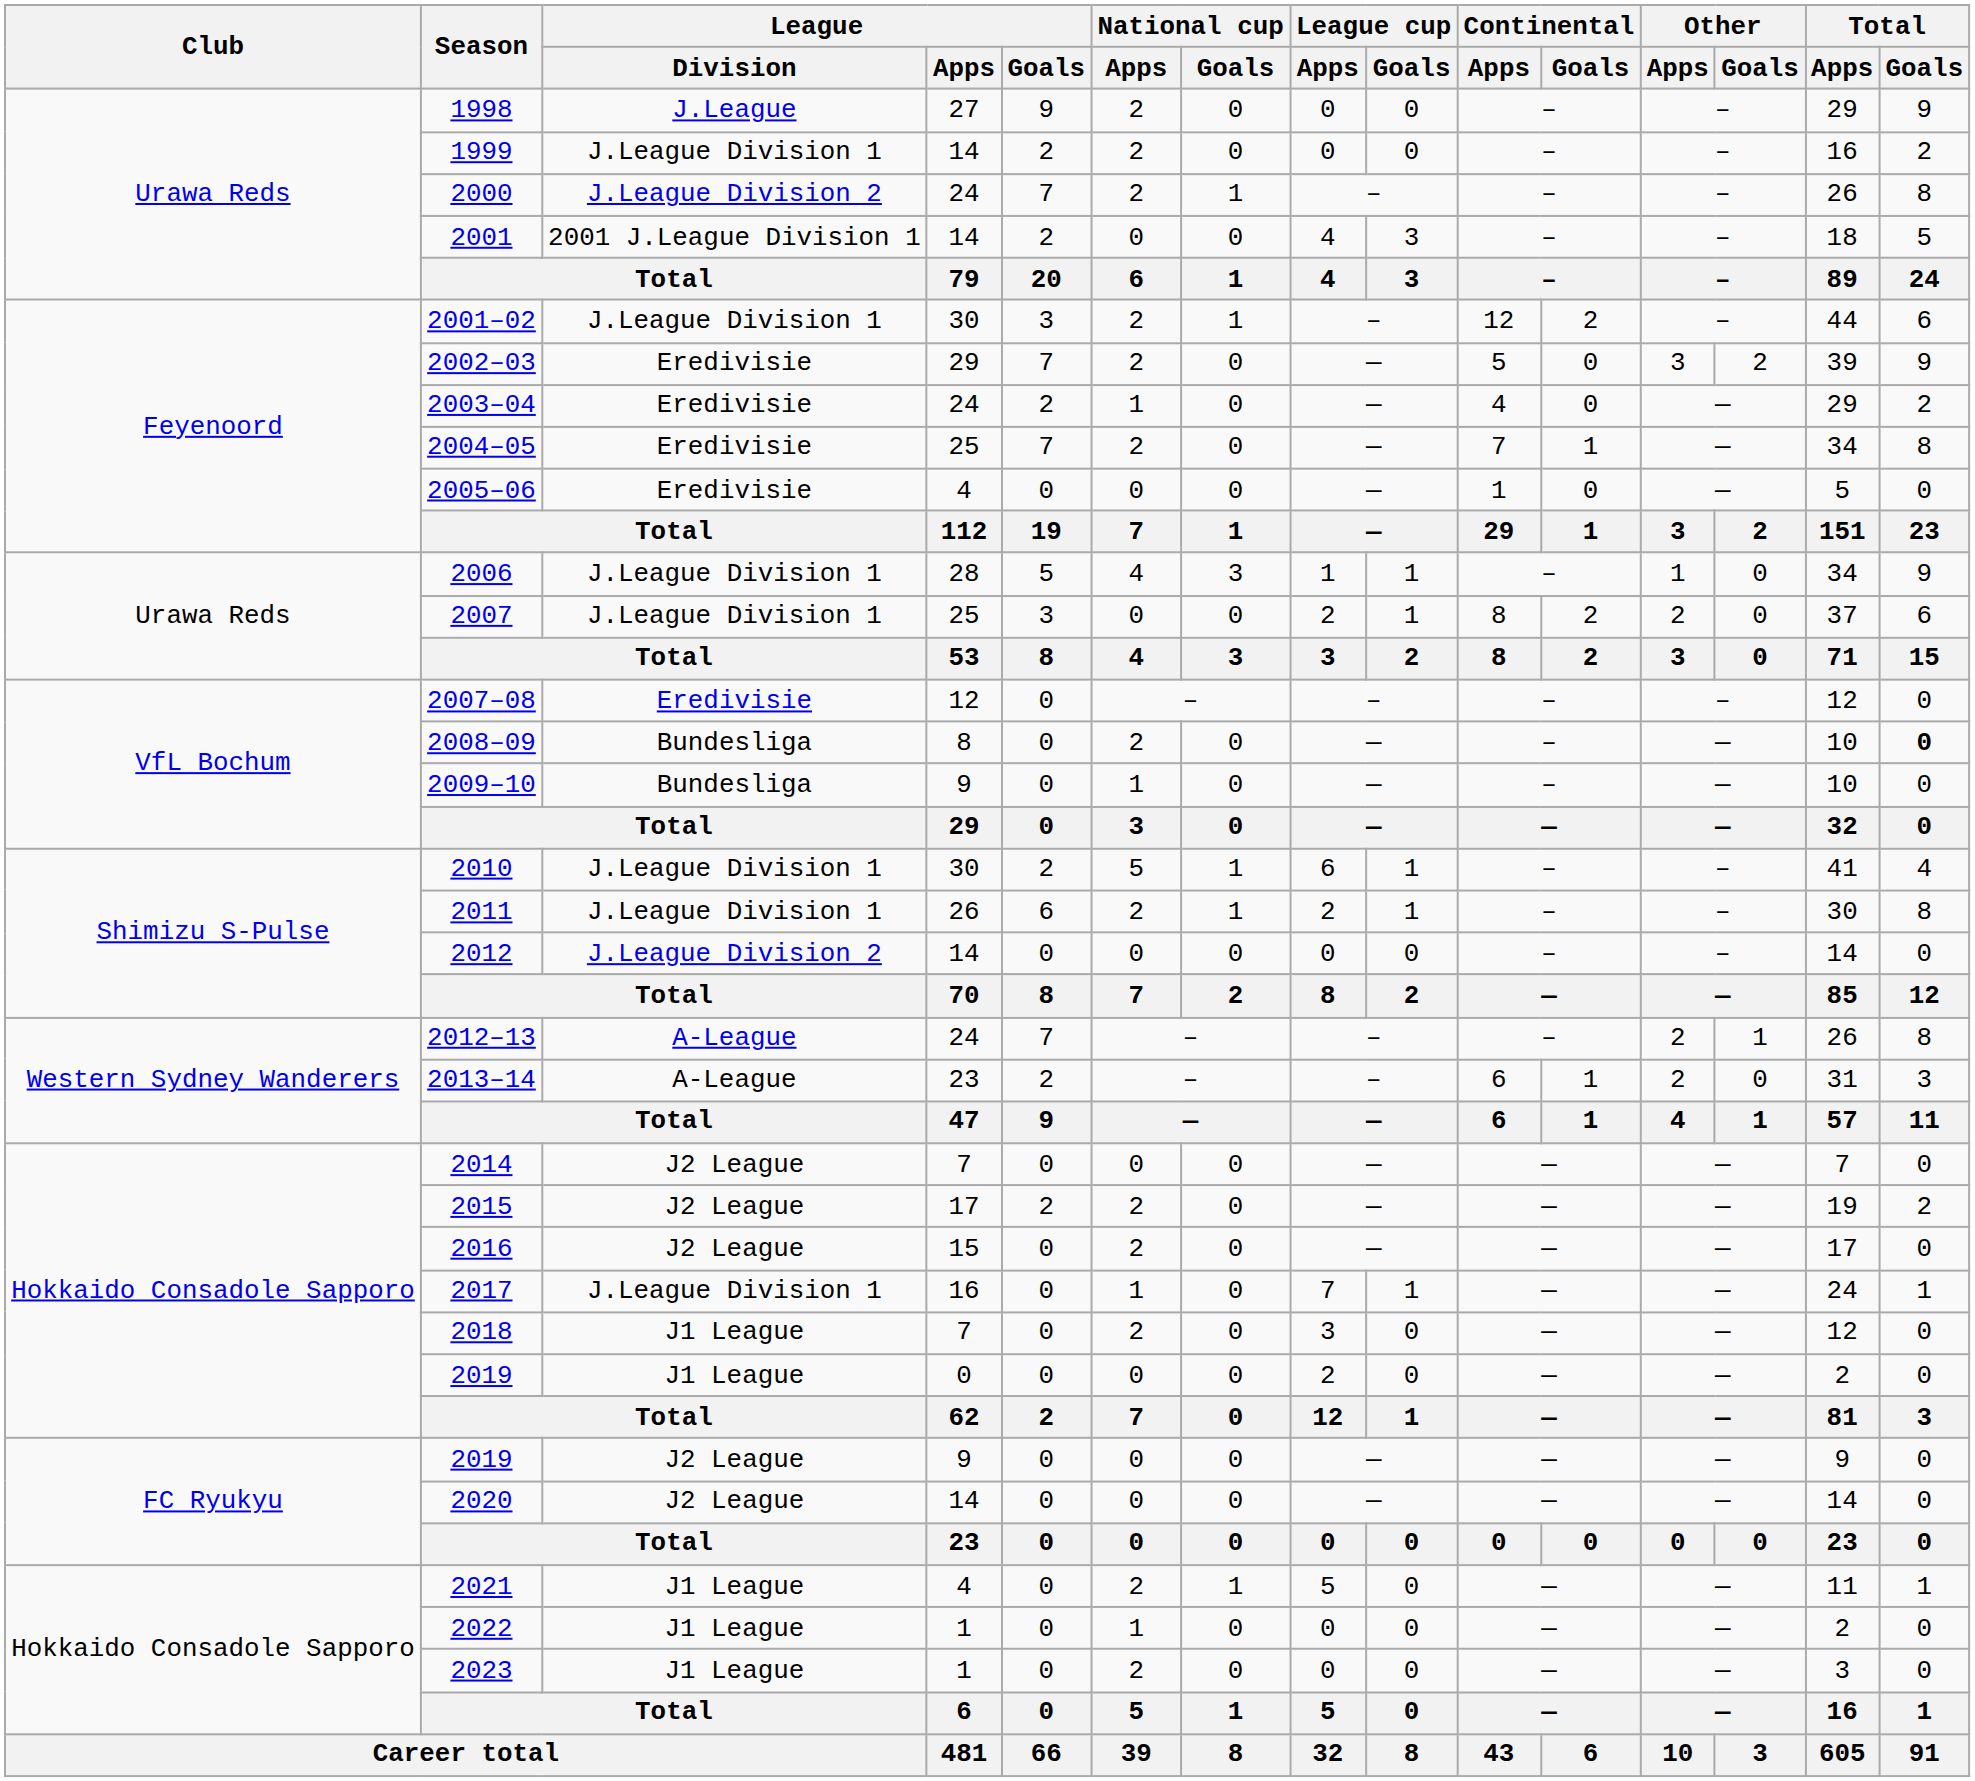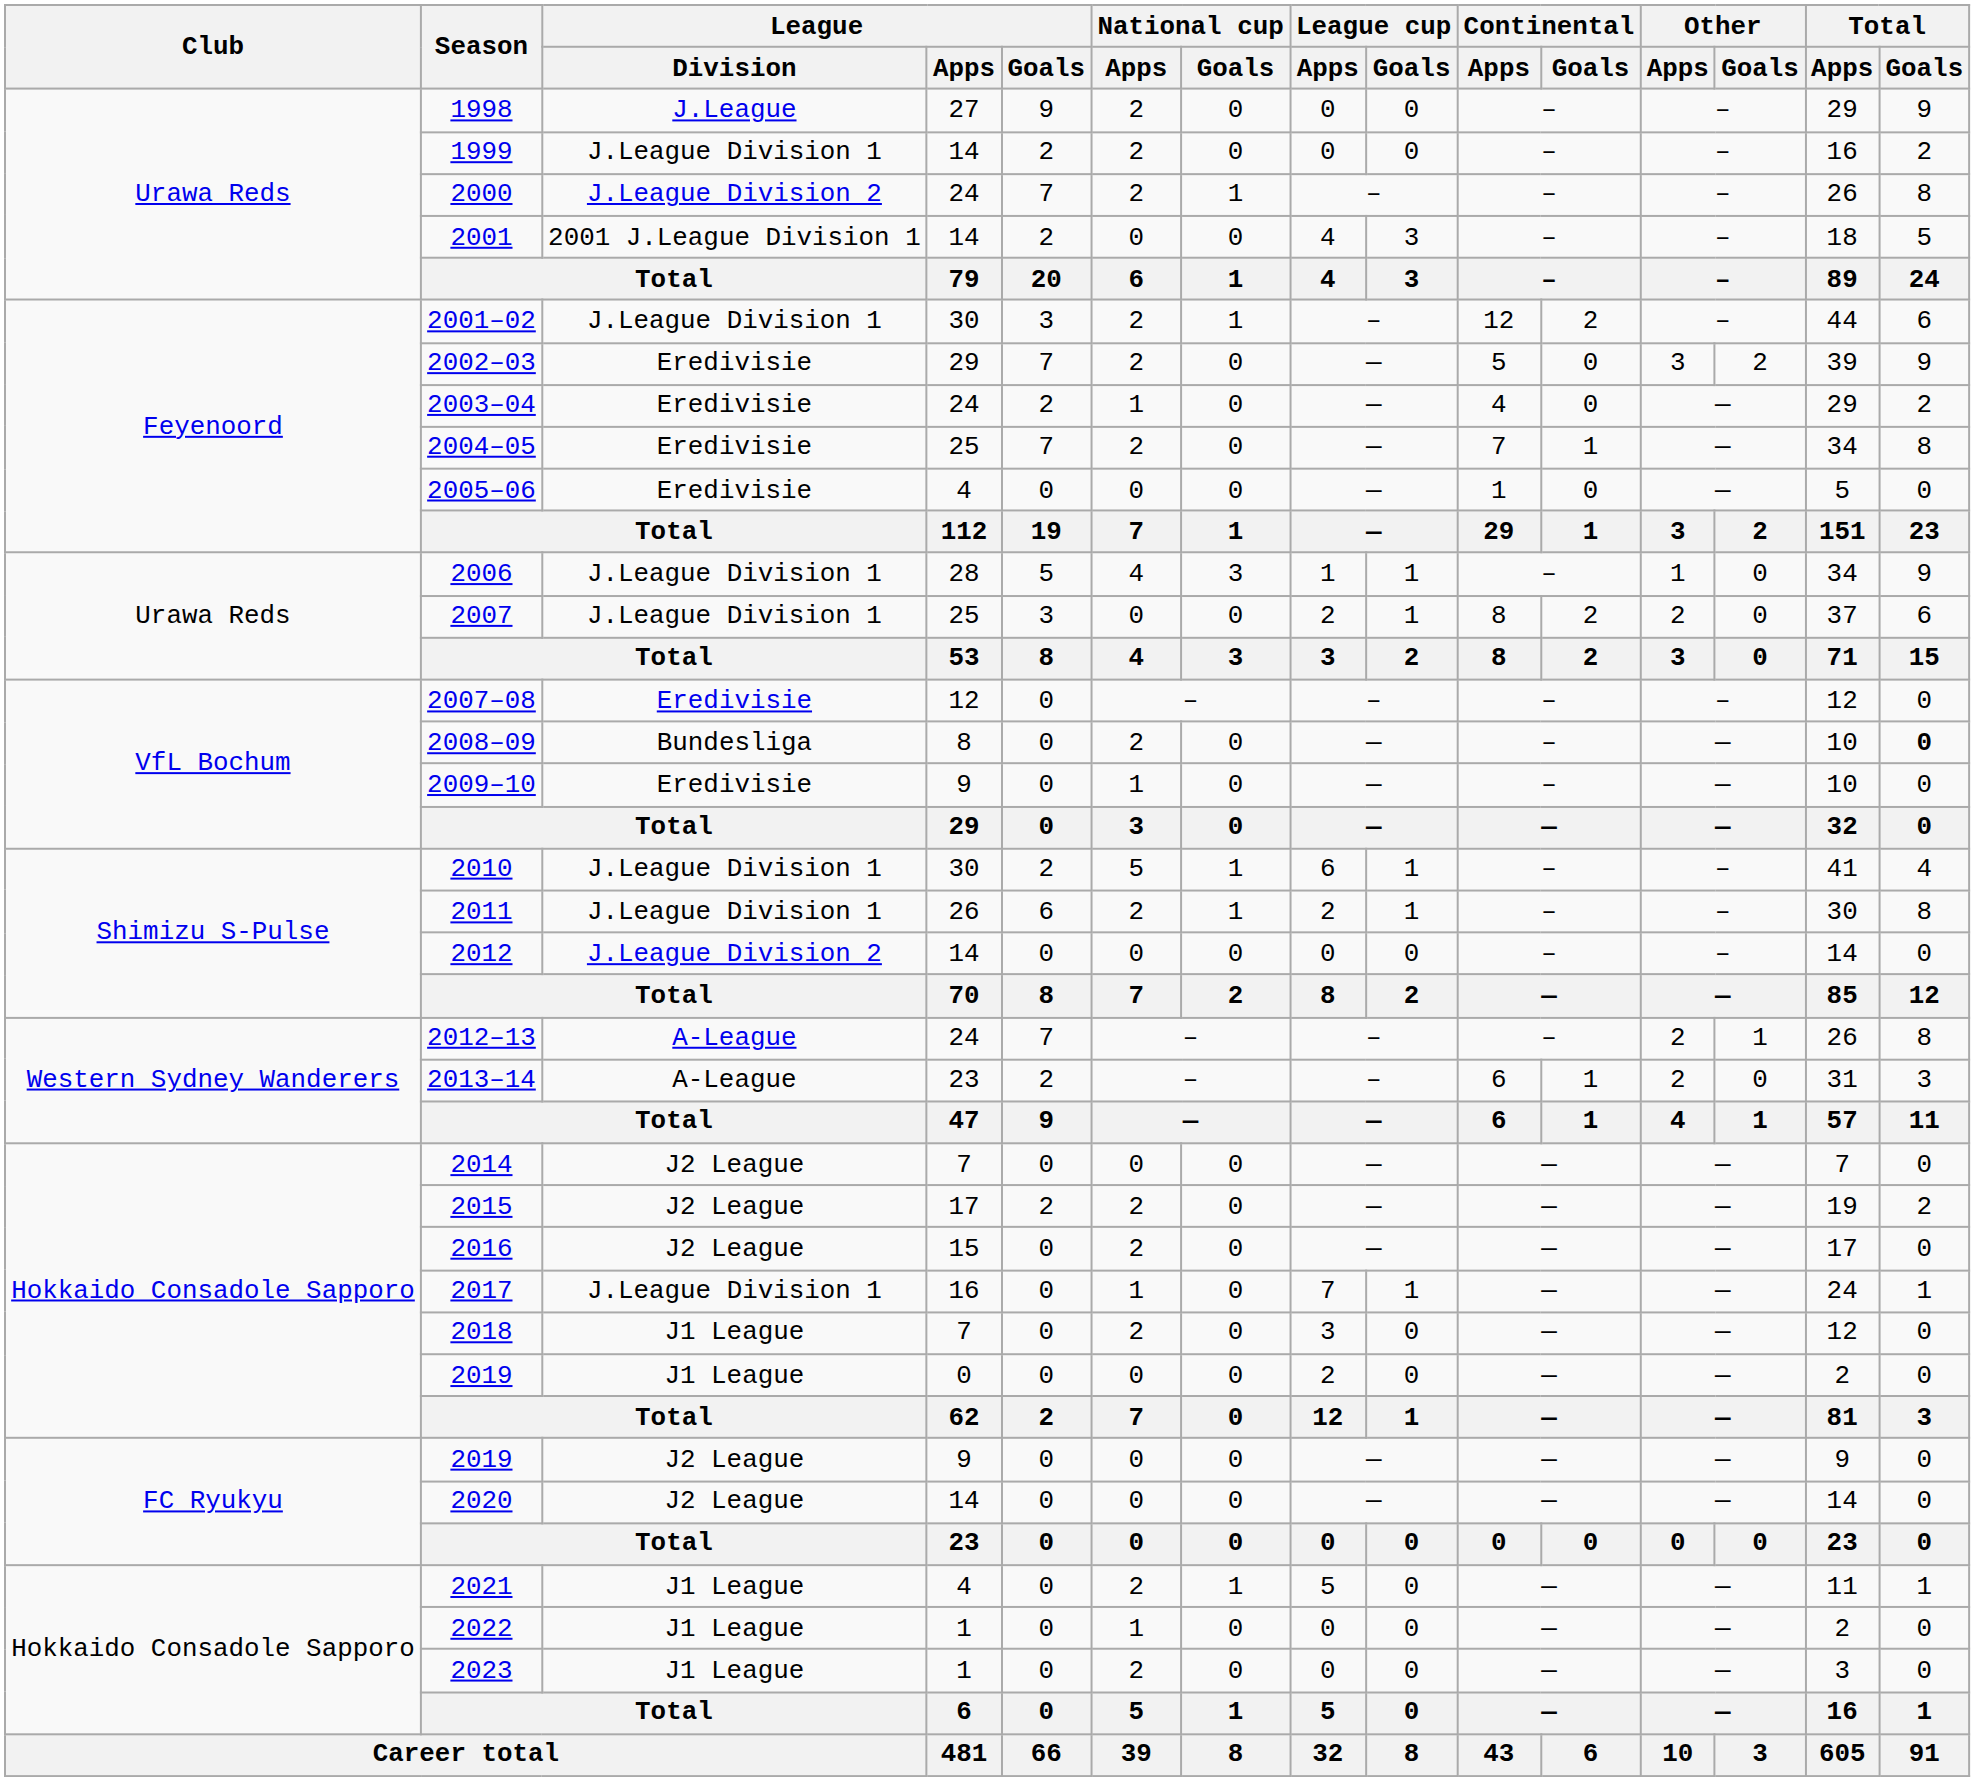(734, 785) Bundesliga -> (734, 785) Eredivisie
